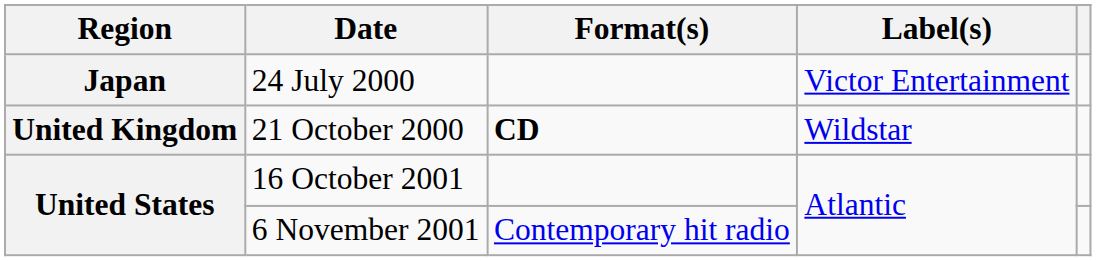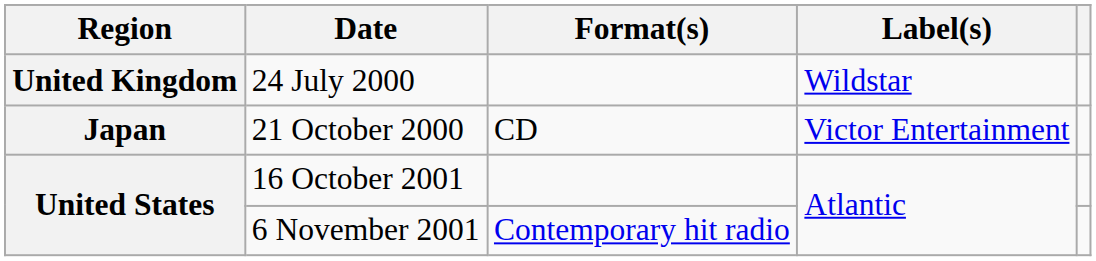(125, 79) Japan -> (125, 79) United Kingdom
(937, 79) Victor Entertainment -> (858, 79) Wildstar
(125, 129) United Kingdom -> (125, 129) Japan
(517, 129) bold -> (516, 129) normal
(858, 129) Wildstar -> (937, 129) Victor Entertainment
